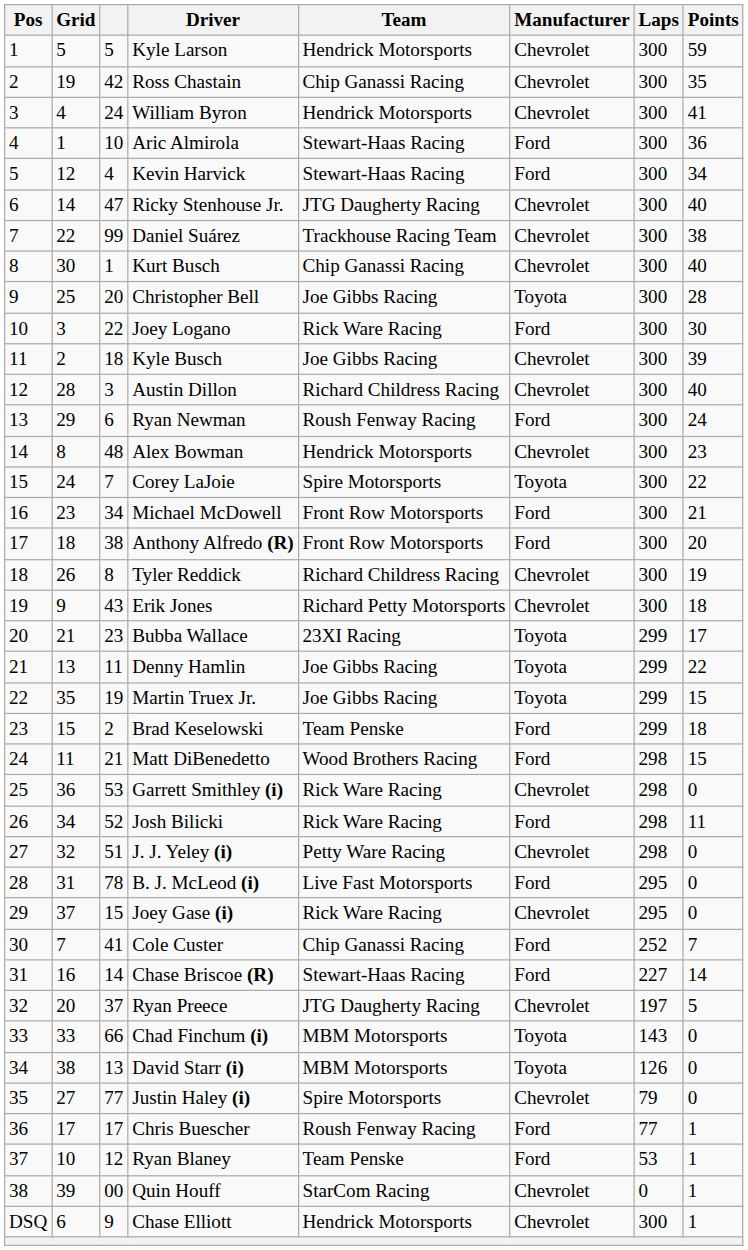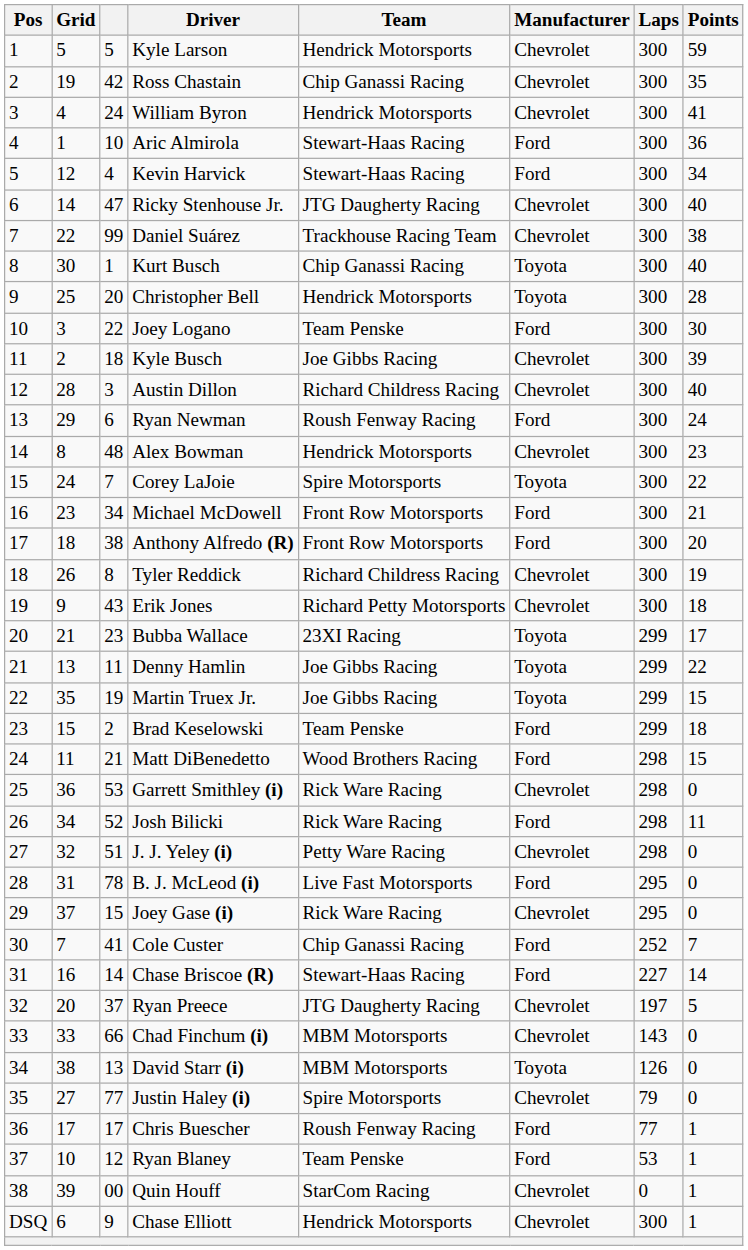(552, 266) Chevrolet -> (541, 266) Toyota
(370, 296) Joe Gibbs Racing -> (387, 296) Hendrick Motorsports
(372, 327) Rick Ware Racing -> (353, 327) Team Penske
(541, 1036) Toyota -> (552, 1036) Chevrolet
